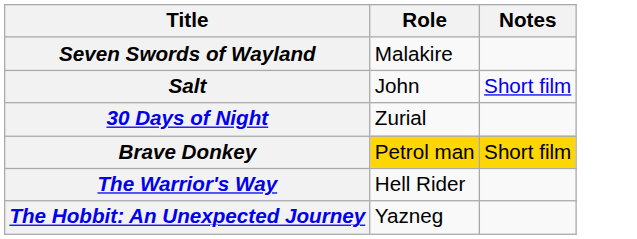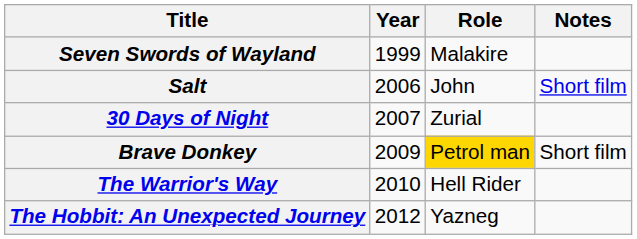+ column: (398, 20)
(528, 151) gold background -> (583, 151) no background
